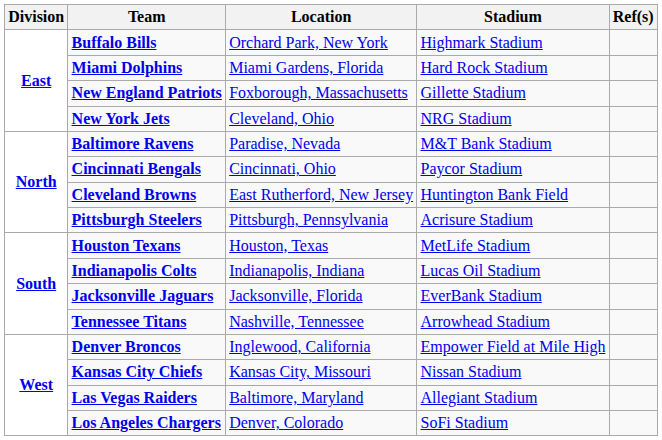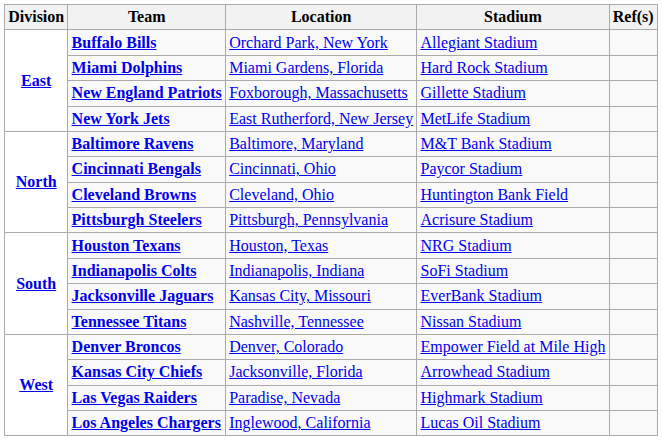(482, 42) Highmark Stadium -> (479, 42) Allegiant Stadium
(282, 118) Cleveland, Ohio -> (321, 118) East Rutherford, New Jersey
(466, 118) NRG Stadium -> (475, 118) MetLife Stadium
(285, 144) Paradise, Nevada -> (296, 144) Baltimore, Maryland
(321, 194) East Rutherford, New Jersey -> (282, 194) Cleveland, Ohio
(475, 245) MetLife Stadium -> (466, 245) NRG Stadium
(481, 270) Lucas Oil Stadium -> (464, 270) SoFi Stadium
(296, 296) Jacksonville, Florida -> (300, 296) Kansas City, Missouri
(485, 321) Arrowhead Stadium -> (471, 321) Nissan Stadium
(300, 347) Inglewood, California -> (286, 347) Denver, Colorado
(300, 372) Kansas City, Missouri -> (296, 372) Jacksonville, Florida
(471, 372) Nissan Stadium -> (485, 372) Arrowhead Stadium
(296, 397) Baltimore, Maryland -> (285, 397) Paradise, Nevada
(479, 397) Allegiant Stadium -> (482, 397) Highmark Stadium
(286, 423) Denver, Colorado -> (300, 423) Inglewood, California
(464, 423) SoFi Stadium -> (481, 423) Lucas Oil Stadium
